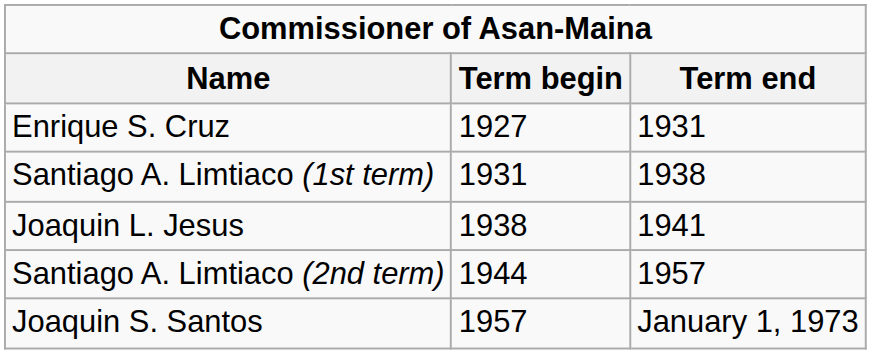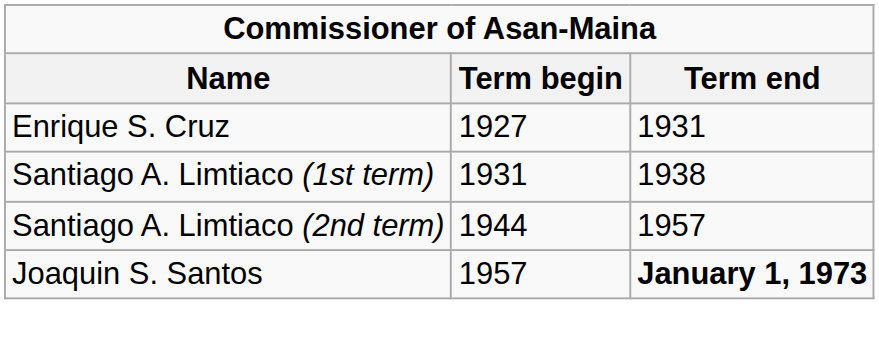- row: (128, 224)
(748, 322) normal -> (752, 273) bold
